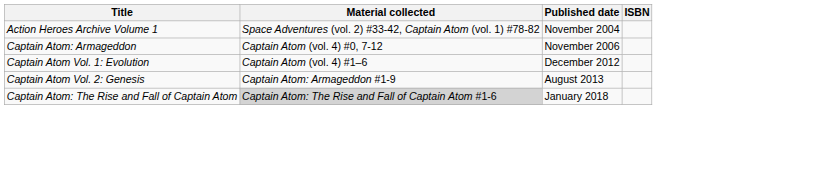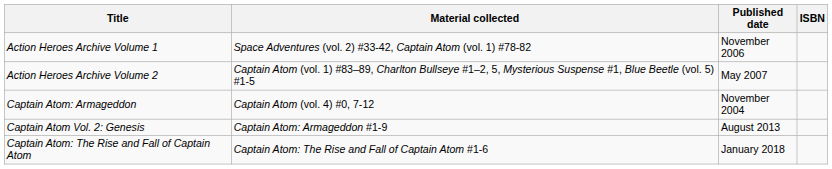(582, 29) November 2004 -> (745, 47) November 2006
+ row: (82, 76)
(582, 46) November 2006 -> (745, 104) November 2004
- row: (78, 63)
(369, 96) lightgrey background -> (361, 150) no background
